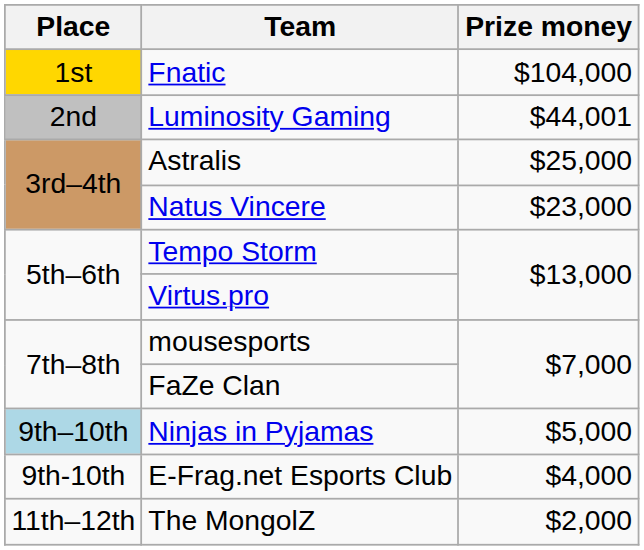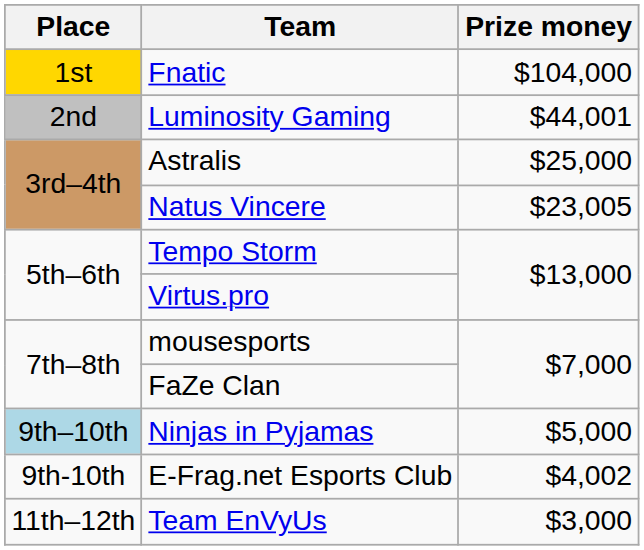(581, 206) $23,000 -> (581, 206) $23,005
(589, 476) $4,000 -> (589, 476) $4,002
+ row: (238, 521)
- row: (232, 521)
